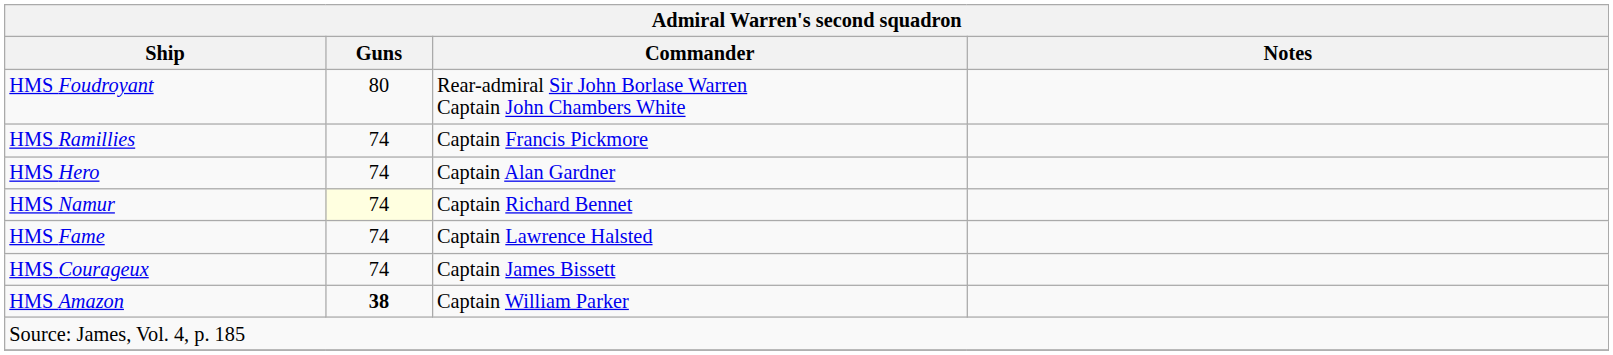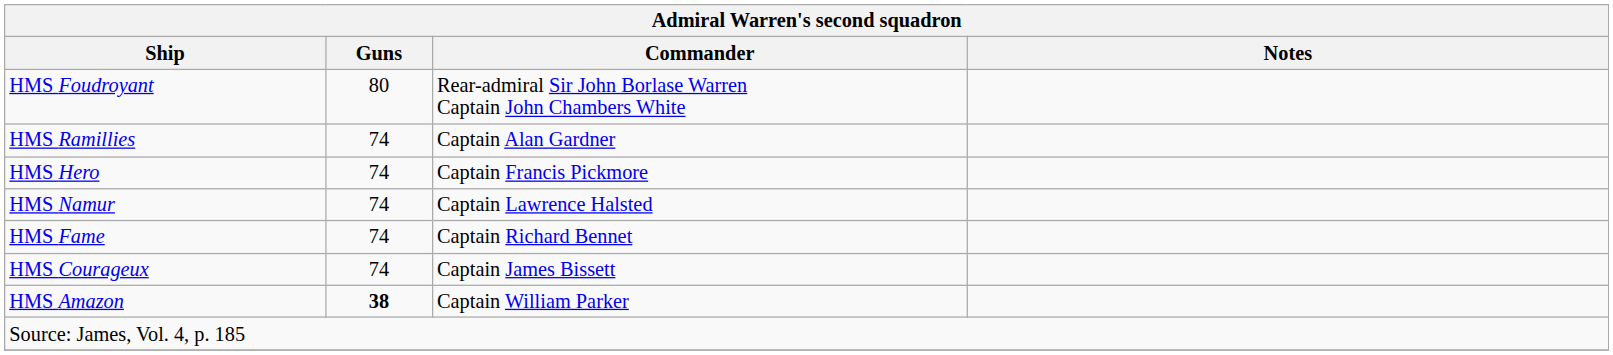(543, 140) Captain Francis Pickmore -> (526, 140) Captain Alan Gardner
(526, 172) Captain Alan Gardner -> (543, 172) Captain Francis Pickmore
(379, 204) lightyellow background -> (379, 204) no background
(535, 204) Captain Richard Bennet -> (545, 204) Captain Lawrence Halsted
(545, 236) Captain Lawrence Halsted -> (535, 236) Captain Richard Bennet
